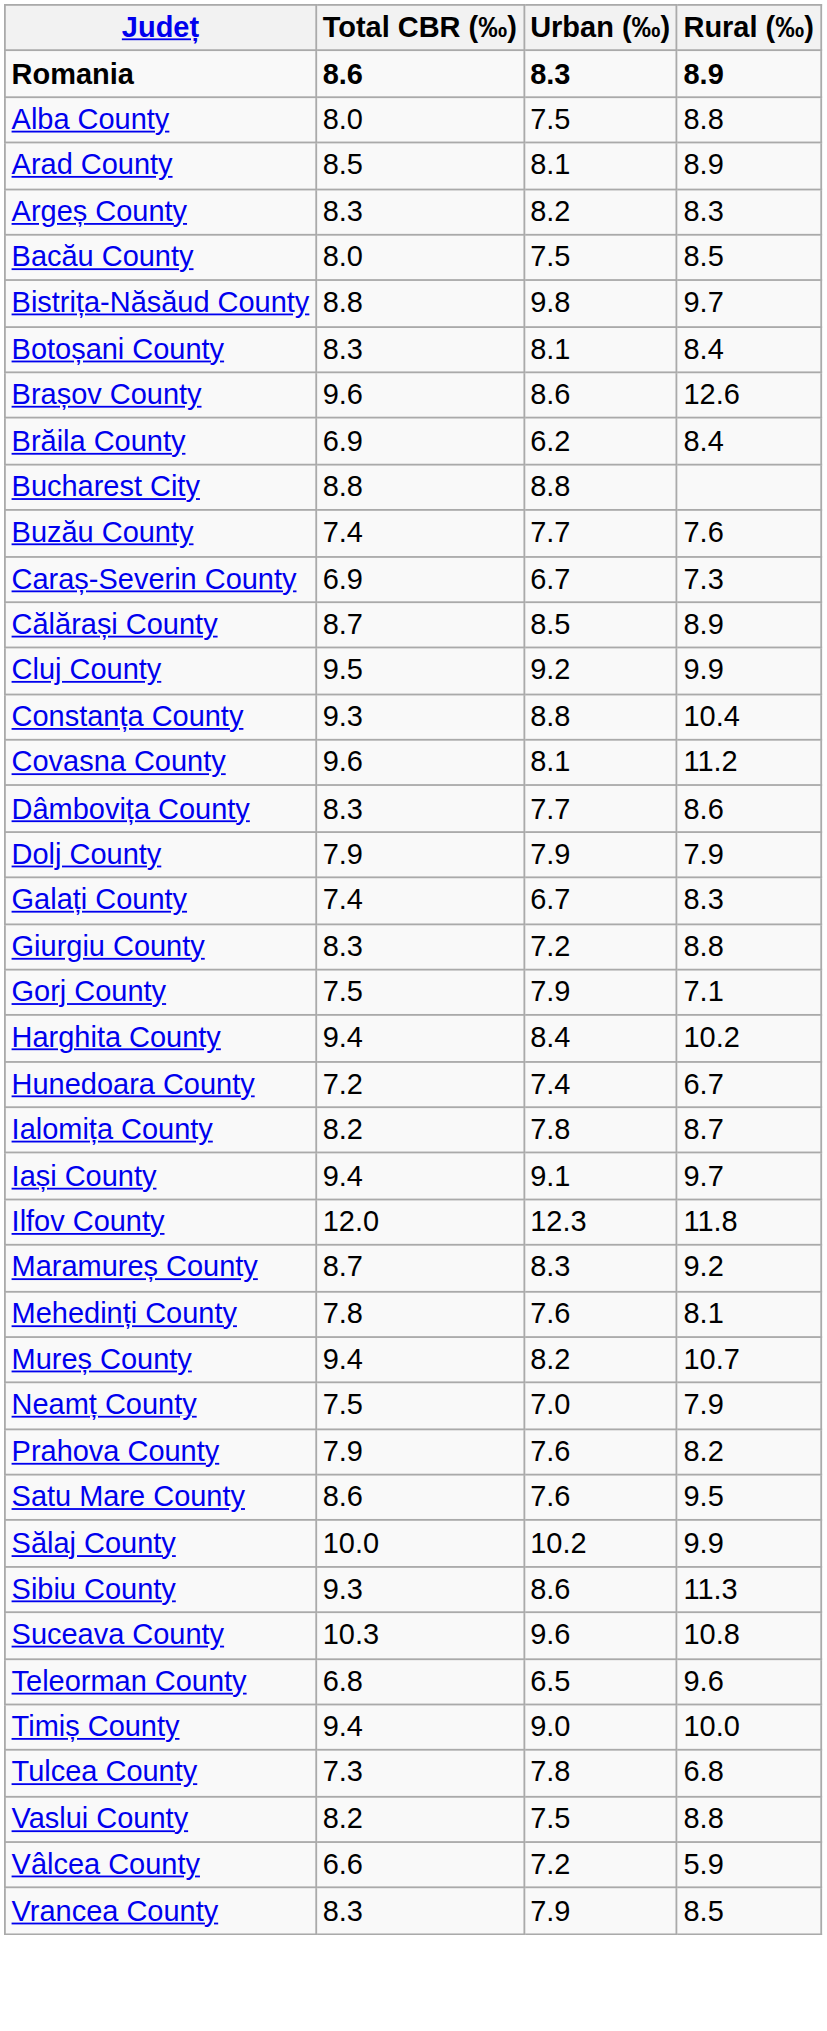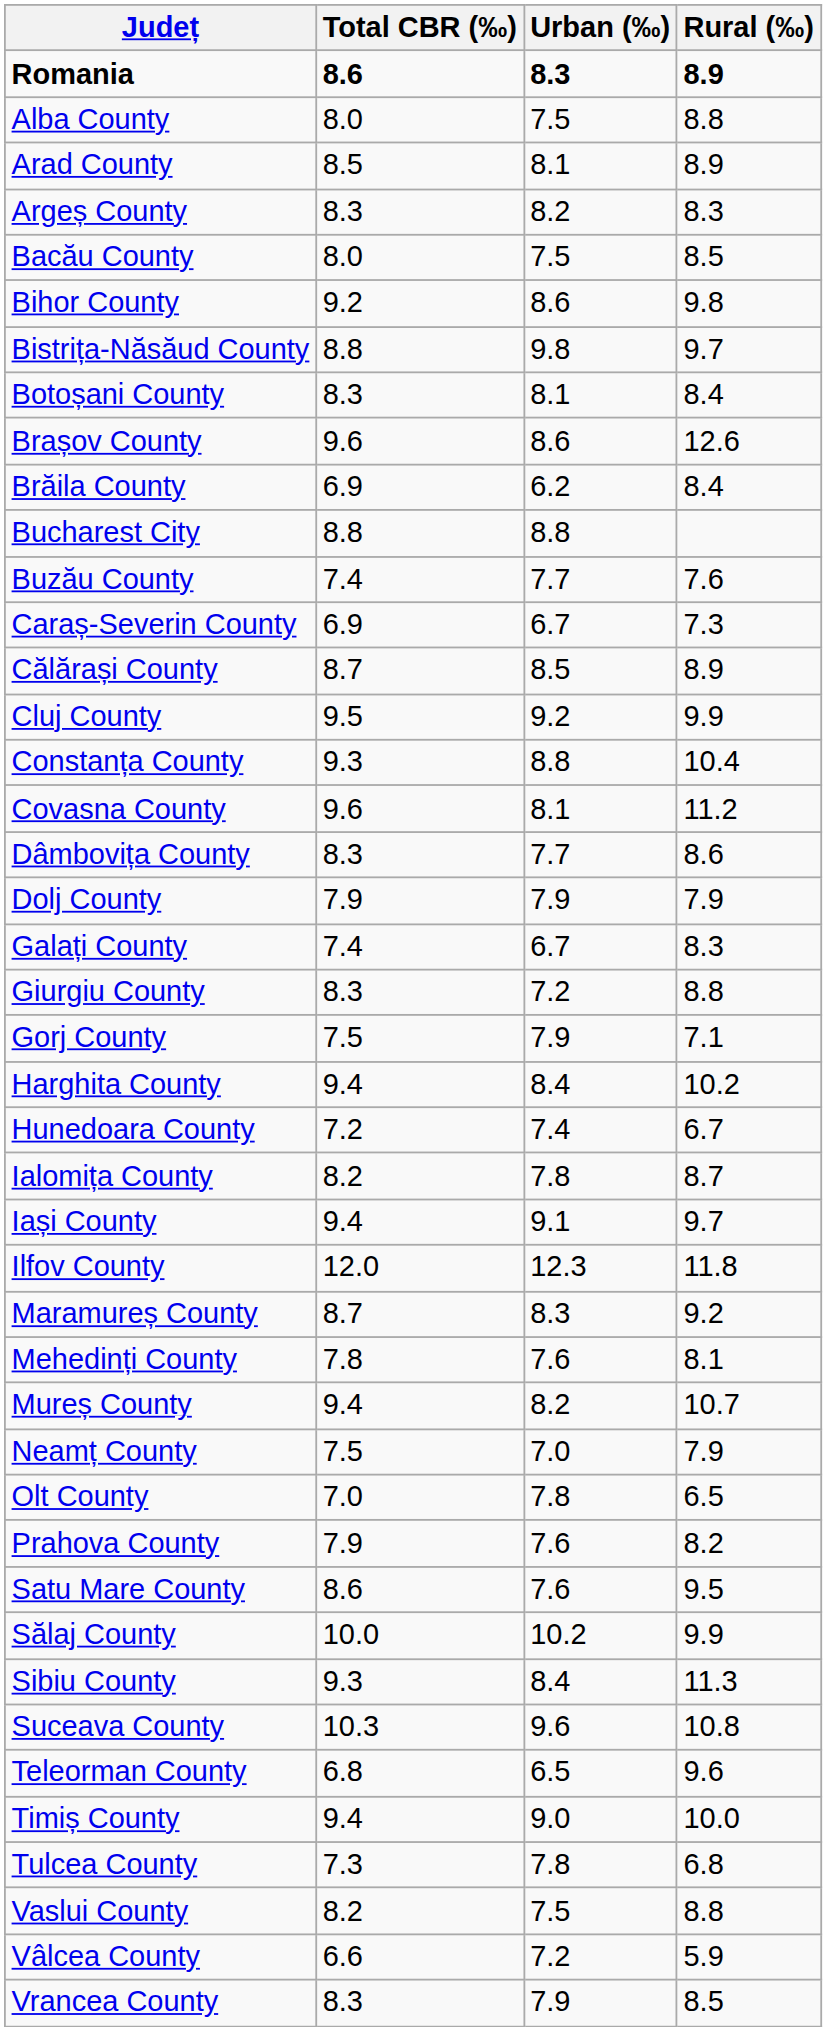+ row: (95, 303)
+ row: (80, 1497)
(550, 1589) 8.6 -> (550, 1680) 8.4
